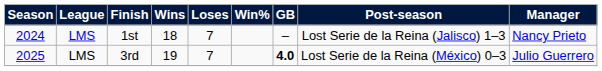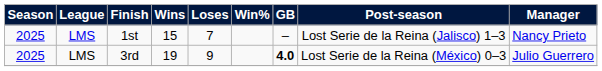(30, 35) 2024 -> (30, 35) 2025
(170, 35) 18 -> (170, 35) 15
(210, 56) 7 -> (210, 56) 9
